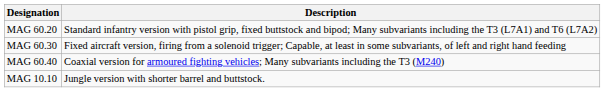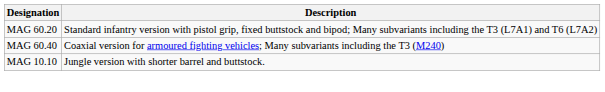- row: (32, 45)
